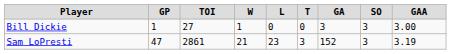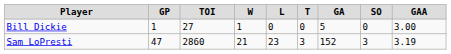(323, 27) 3 -> (323, 27) 5
(365, 27) 3 -> (365, 27) 0
(193, 41) 2861 -> (193, 41) 2860
